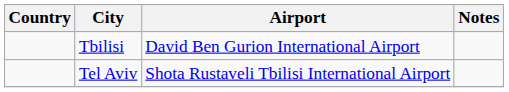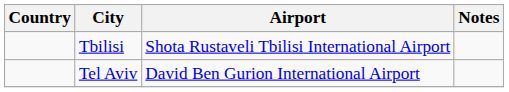(283, 45) David Ben Gurion International Airport -> (298, 45) Shota Rustaveli Tbilisi International Airport
(298, 73) Shota Rustaveli Tbilisi International Airport -> (283, 73) David Ben Gurion International Airport
